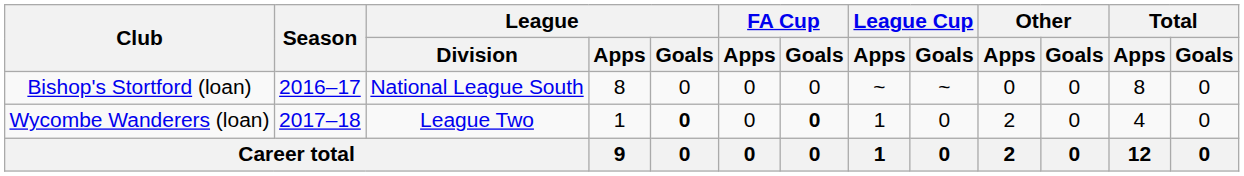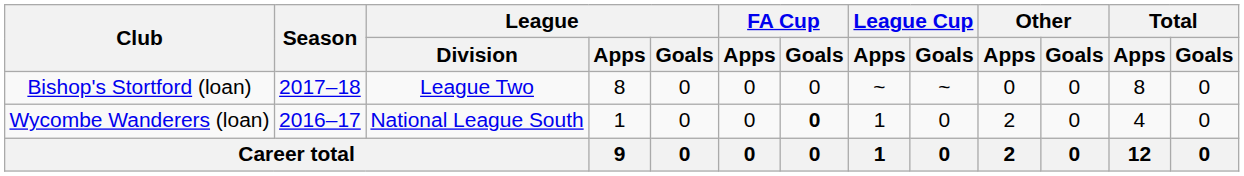(320, 87) 2016–17 -> (320, 87) 2017–18
(477, 87) National League South -> (477, 87) League Two
(320, 120) 2017–18 -> (320, 120) 2016–17
(477, 120) League Two -> (477, 120) National League South
(685, 120) bold -> (685, 120) normal
